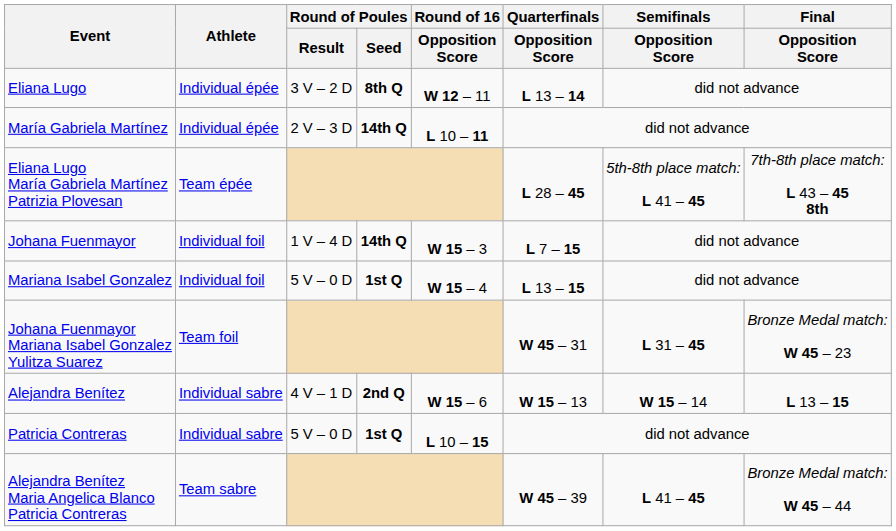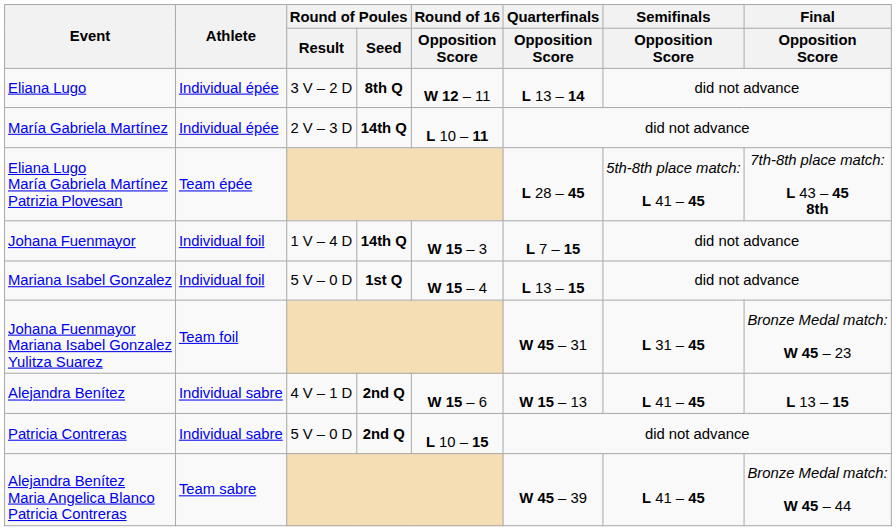(673, 402) W 15 – 14 -> (673, 402) L 41 – 45
(384, 434) 1st Q -> (384, 434) 2nd Q
